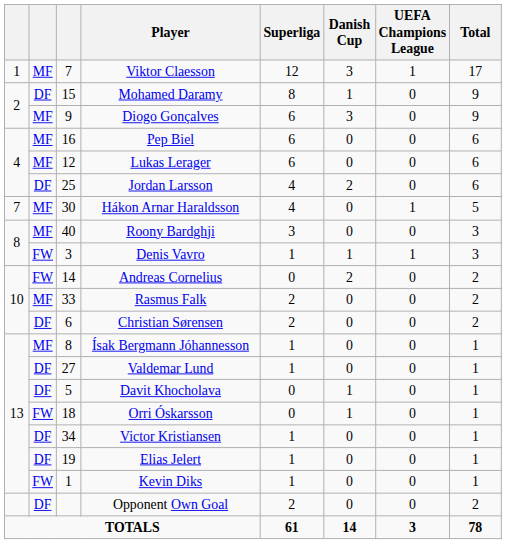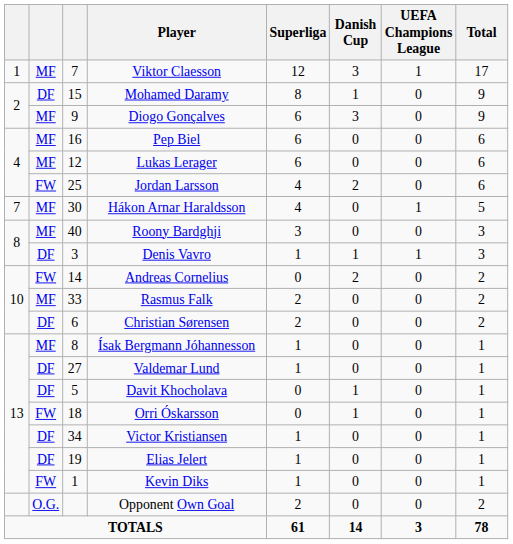(43, 185) DF -> (46, 185) FW
(43, 254) FW -> (46, 254) DF
(43, 504) DF -> (46, 504) O.G.
